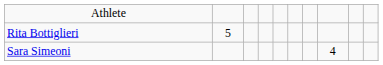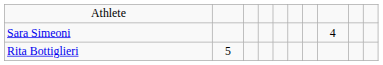rows swapped: (43, 32) <-> (39, 51)
